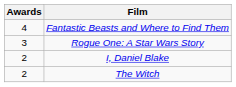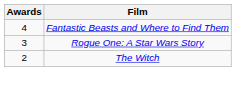- row: (138, 58)
